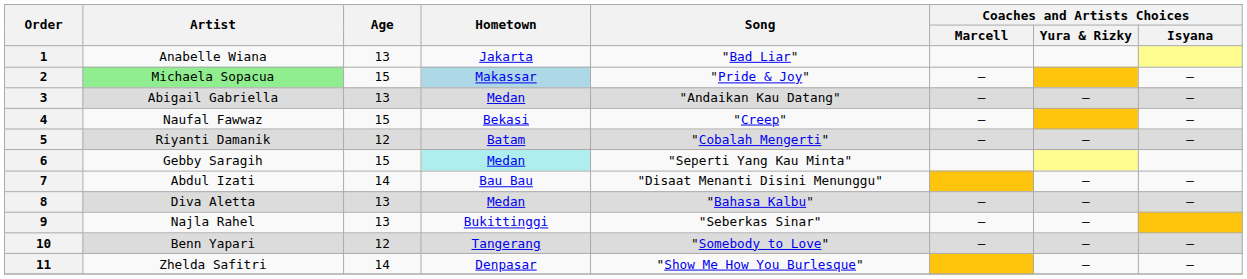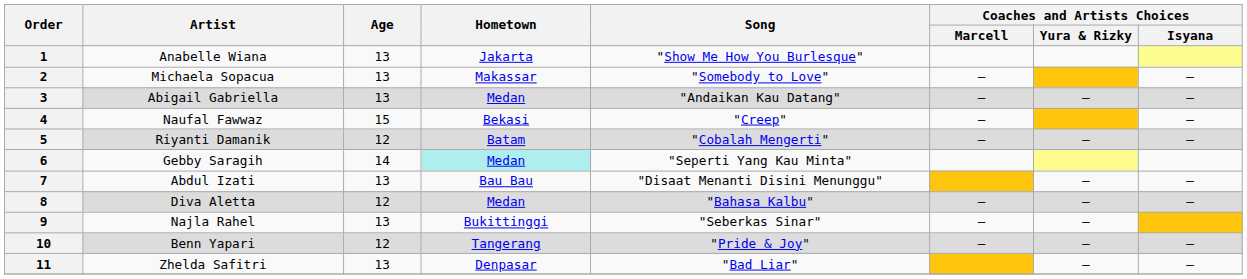(760, 56) "Bad Liar" -> (760, 56) "Show Me How You Burlesque"
(213, 77) lightgreen background -> (213, 77) no background
(382, 77) 15 -> (382, 77) 13
(506, 77) lightblue background -> (506, 77) no background
(760, 77) "Pride & Joy" -> (760, 77) "Somebody to Love"
(382, 160) 15 -> (382, 160) 14
(382, 181) 14 -> (382, 181) 13
(382, 202) 13 -> (382, 202) 12
(760, 243) "Somebody to Love" -> (760, 243) "Pride & Joy"
(382, 264) 14 -> (382, 264) 13
(760, 264) "Show Me How You Burlesque" -> (760, 264) "Bad Liar"
